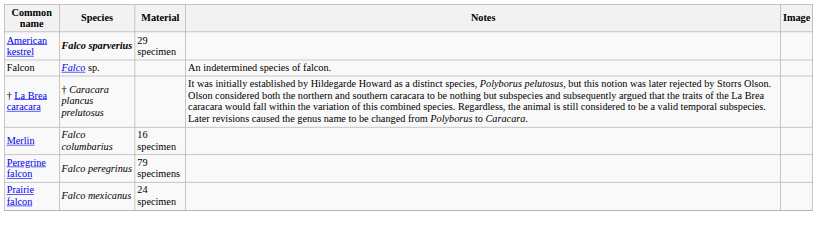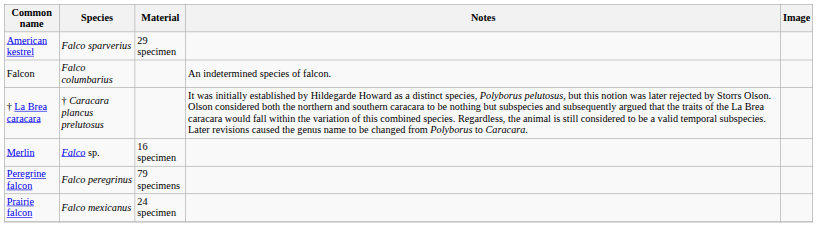(97, 46) bold -> (96, 46) normal
(81, 68) Falco sp. -> (87, 73) Falco columbarius
(87, 140) Falco columbarius -> (81, 152) Falco sp.
